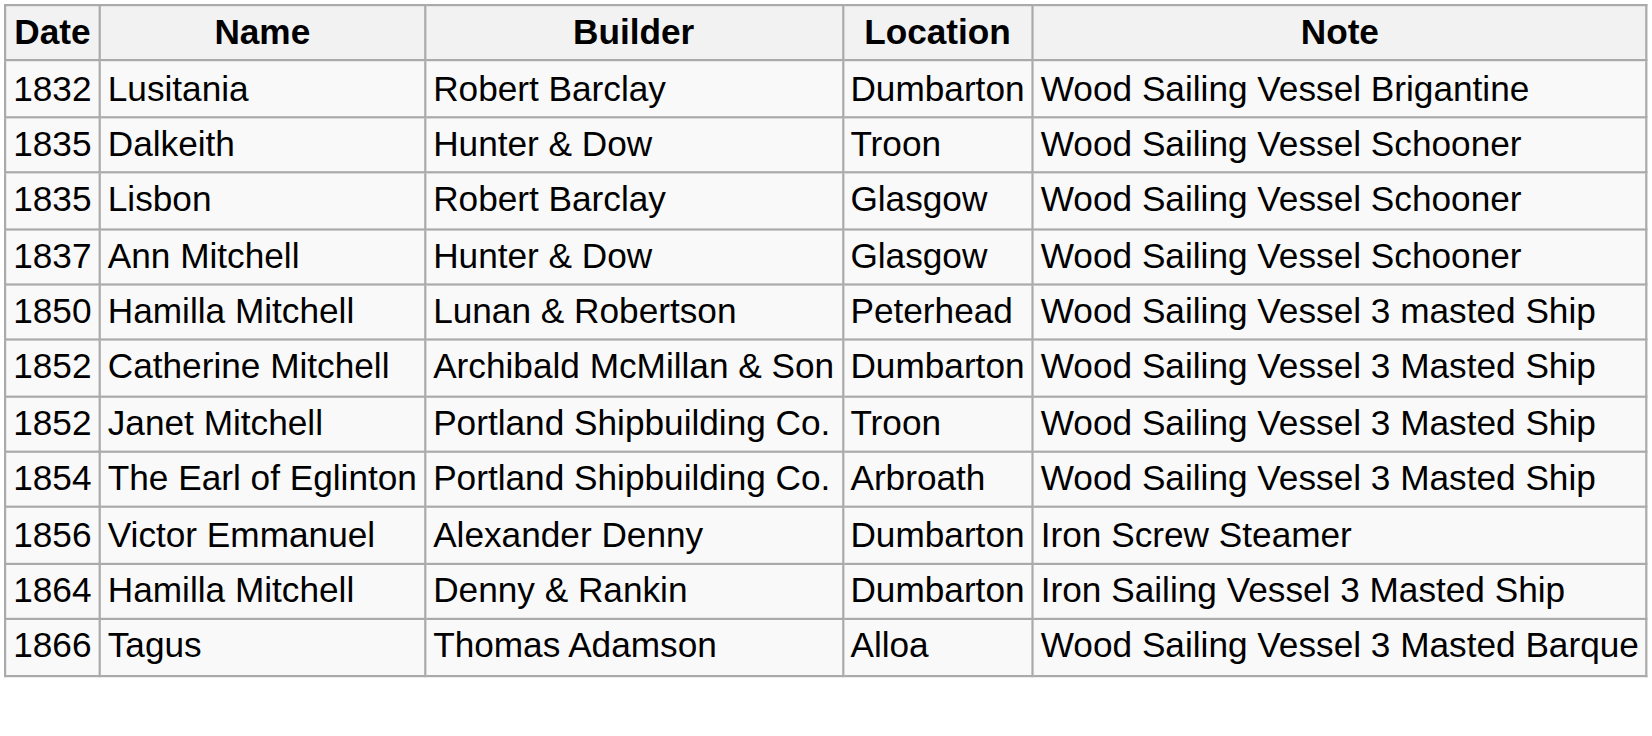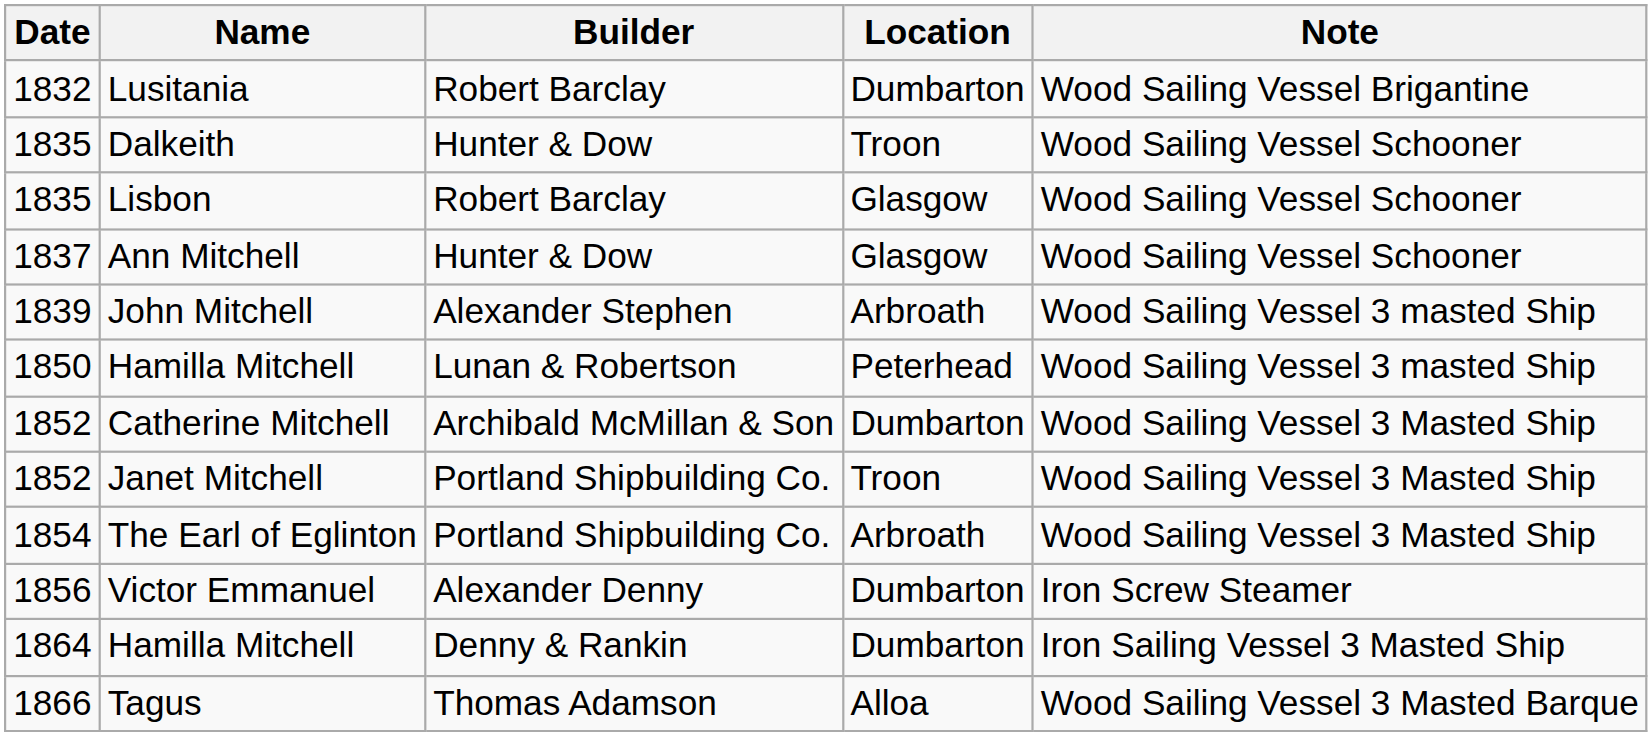+ row: (52, 311)
